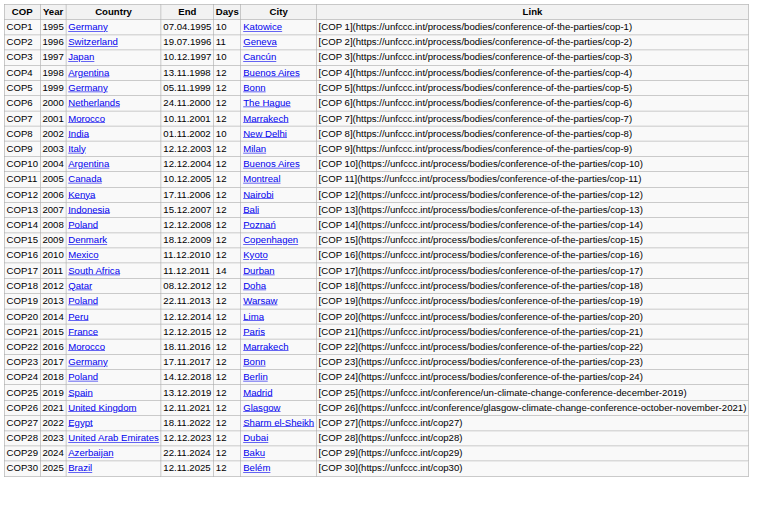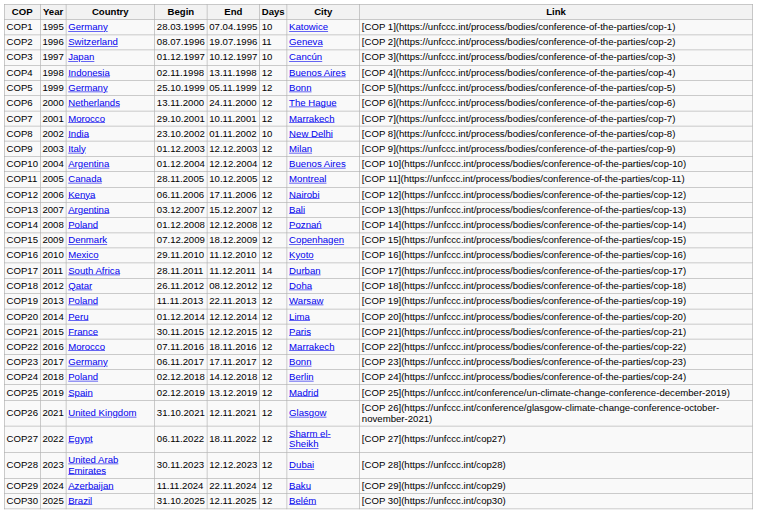+ column: (181, 12)
(89, 73) Argentina -> (89, 73) Indonesia
(89, 210) Indonesia -> (89, 210) Argentina
